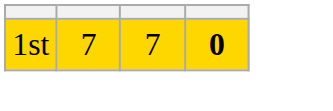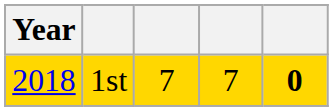+ column: (44, 29)
